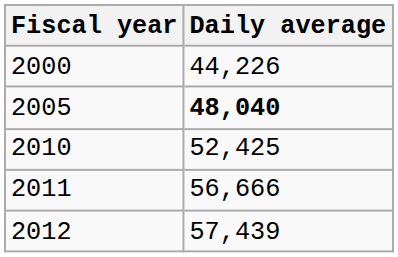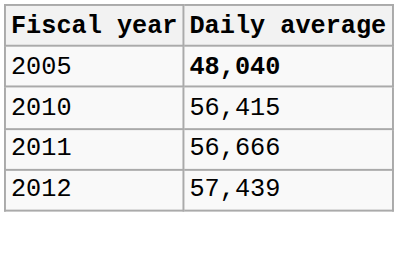- row: (41, 67)
(235, 149) 52,425 -> (235, 108) 56,415
